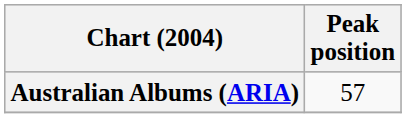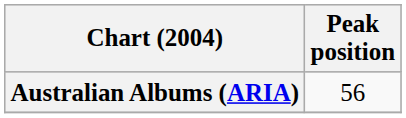(353, 91) 57 -> (353, 91) 56
